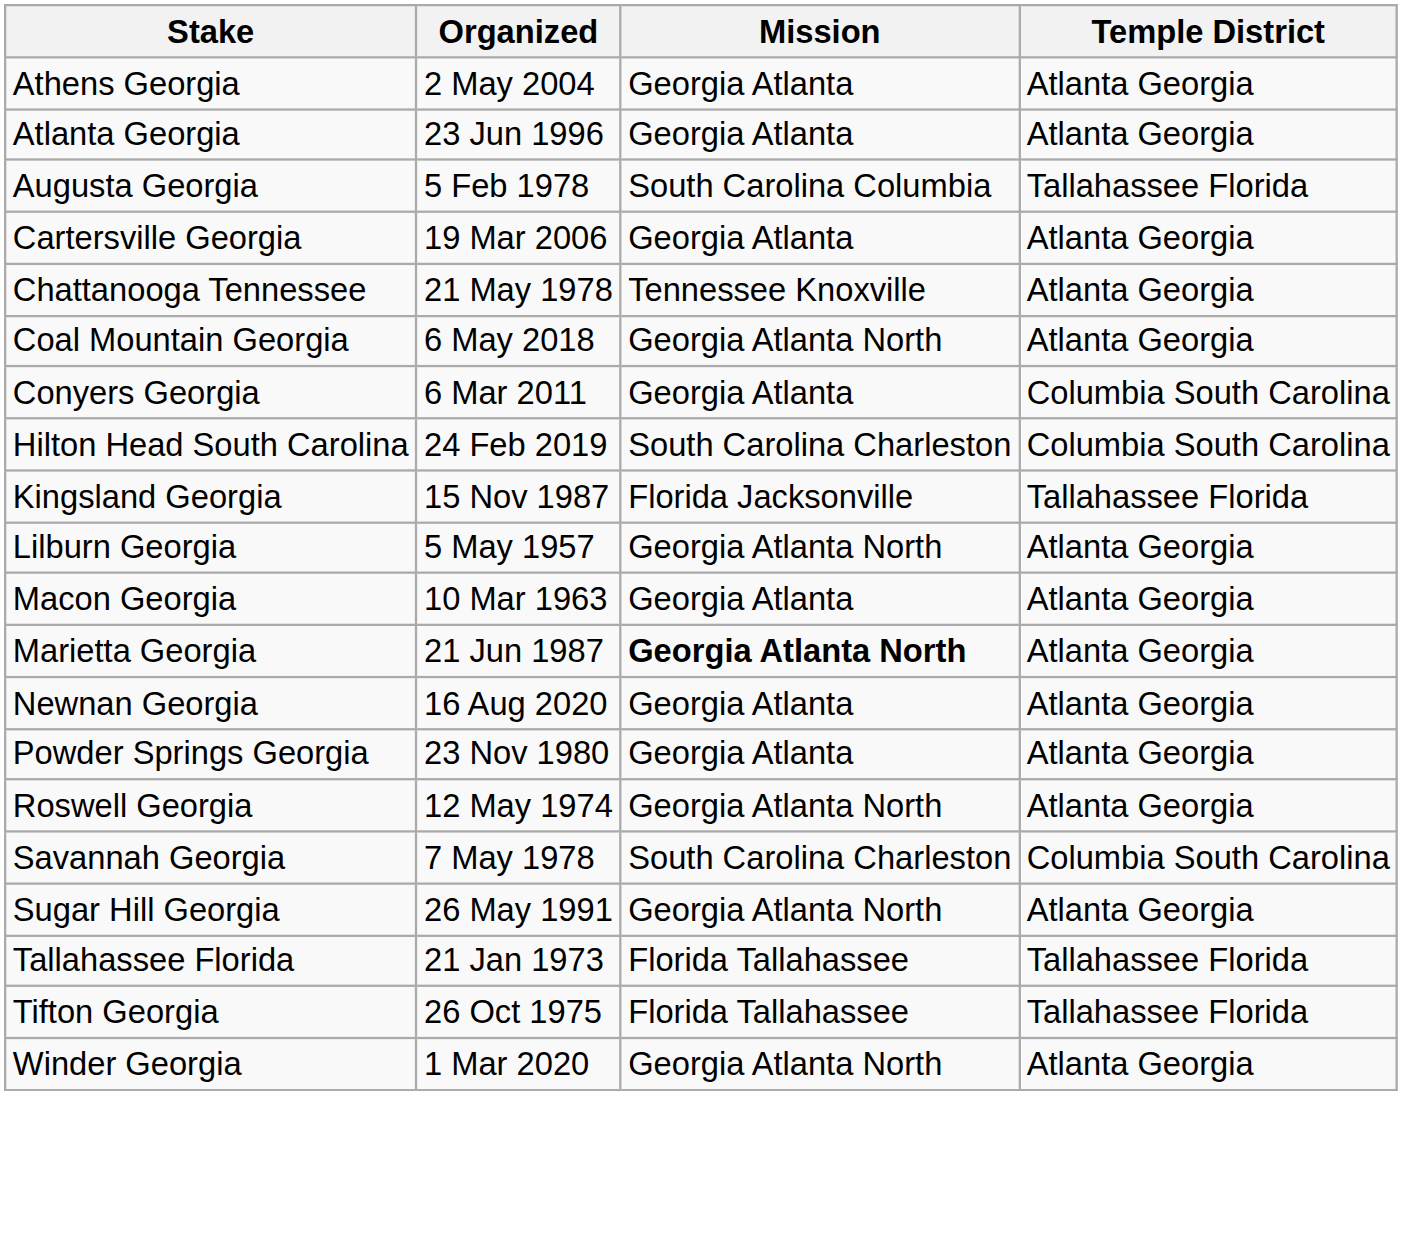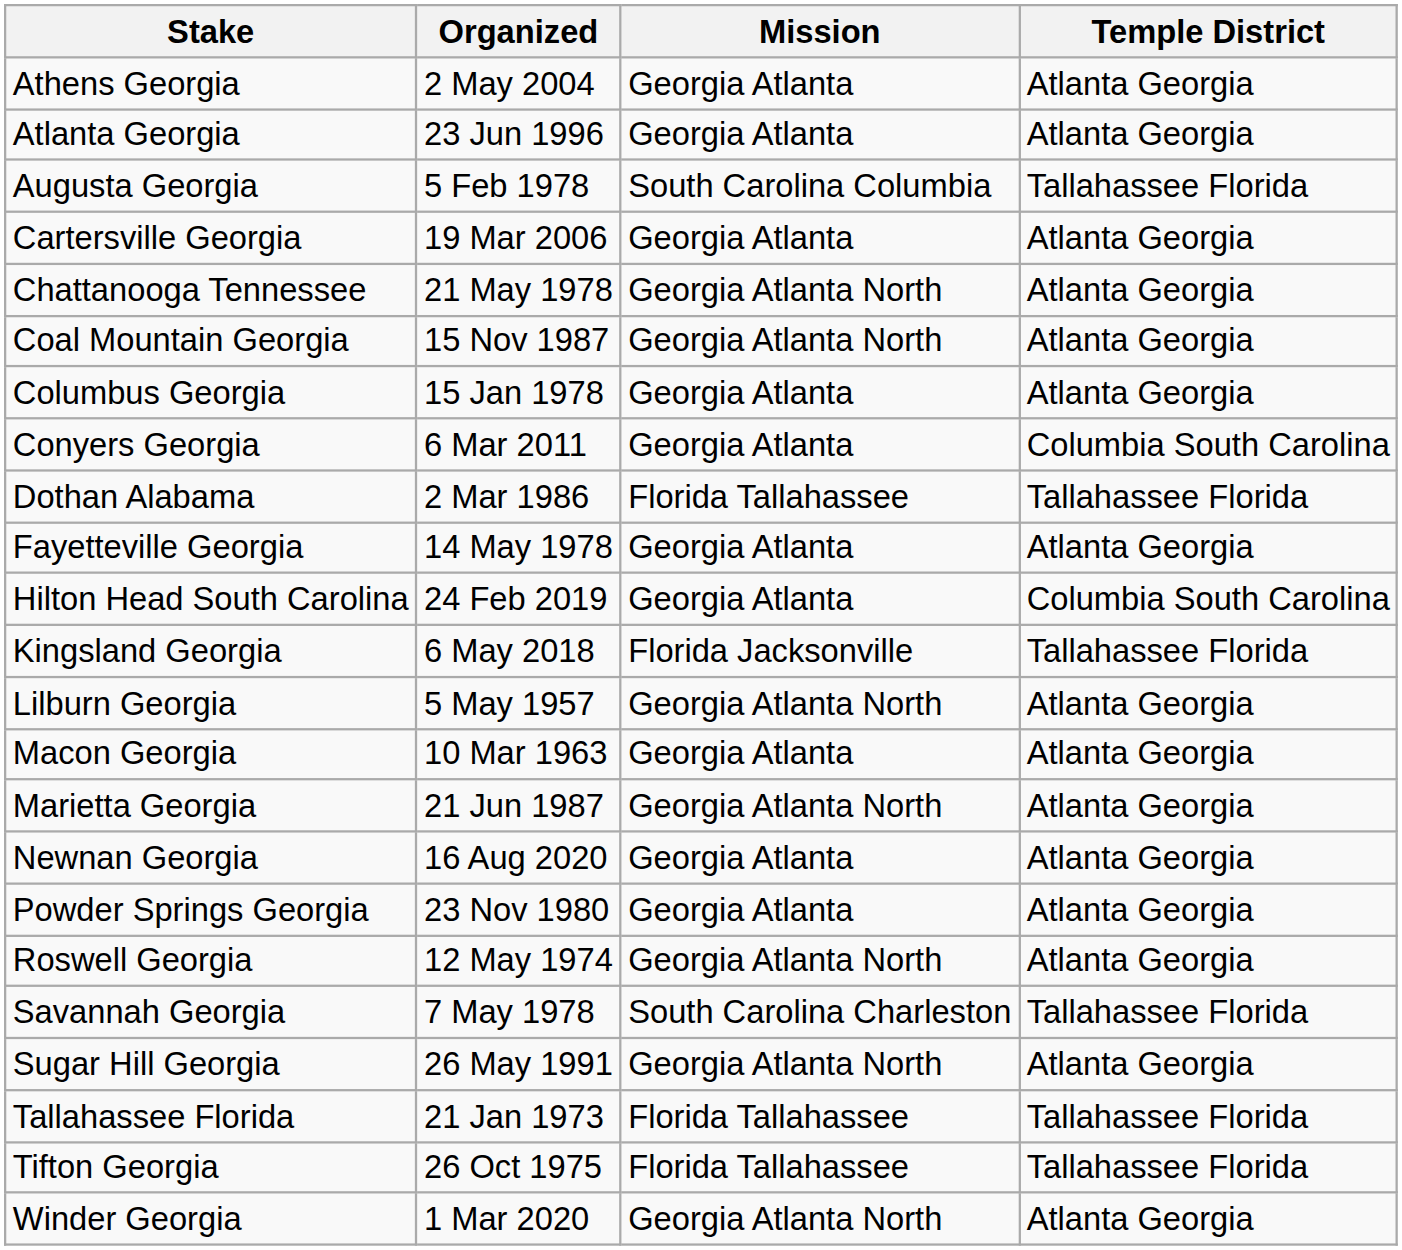(777, 290) Tennessee Knoxville -> (785, 290) Georgia Atlanta North
(509, 341) 6 May 2018 -> (517, 341) 15 Nov 1987
+ row: (149, 393)
+ row: (134, 496)
+ row: (158, 548)
(820, 444) South Carolina Charleston -> (741, 599) Georgia Atlanta
(517, 496) 15 Nov 1987 -> (509, 651) 6 May 2018
(797, 651) bold -> (785, 806) normal
(1208, 858) Columbia South Carolina -> (1167, 1013) Tallahassee Florida
